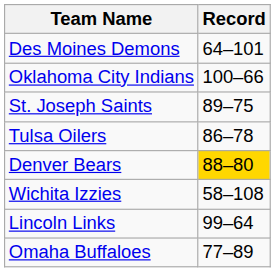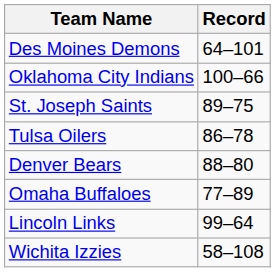(228, 164) gold background -> (228, 164) no background
rows swapped: (80, 252) <-> (65, 194)
